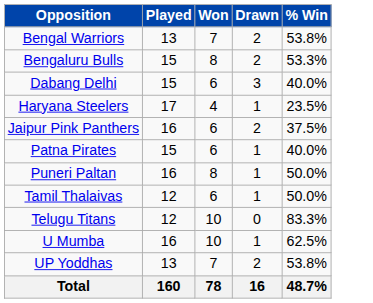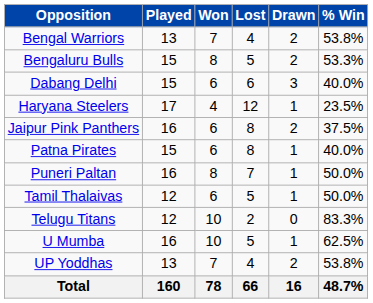+ column: (250, 15)
